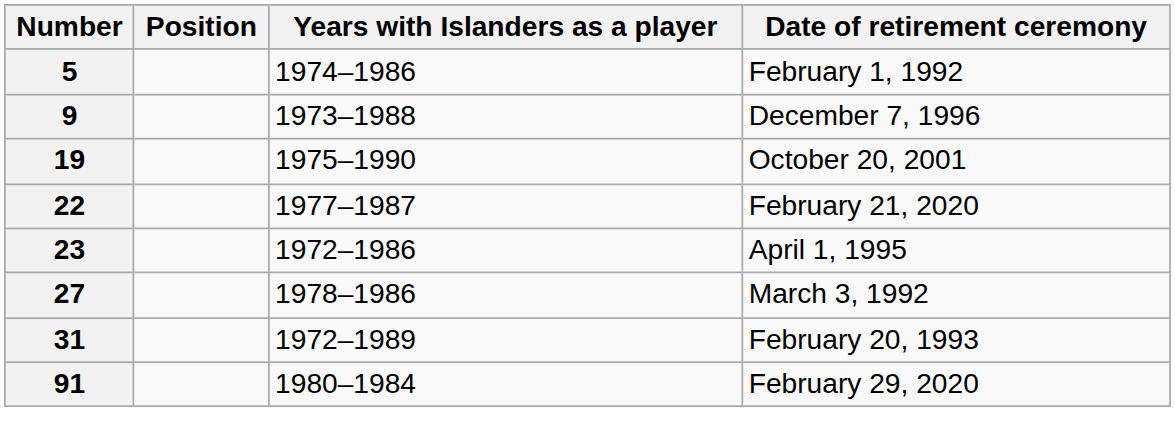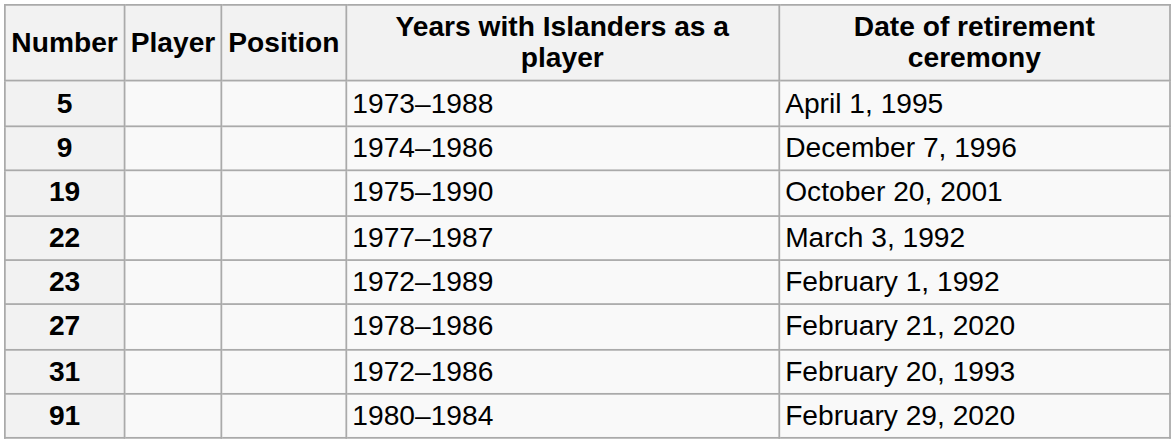+ column: (173, 42)
(346, 71) 1974–1986 -> (423, 103) 1973–1988
(856, 71) February 1, 1992 -> (864, 103) April 1, 1995
(346, 116) 1973–1988 -> (423, 147) 1974–1986
(864, 205) February 21, 2020 -> (875, 237) March 3, 1992
(346, 250) 1972–1986 -> (423, 281) 1972–1989
(828, 250) April 1, 1995 -> (892, 281) February 1, 1992
(839, 294) March 3, 1992 -> (900, 326) February 21, 2020
(346, 339) 1972–1989 -> (423, 371) 1972–1986
